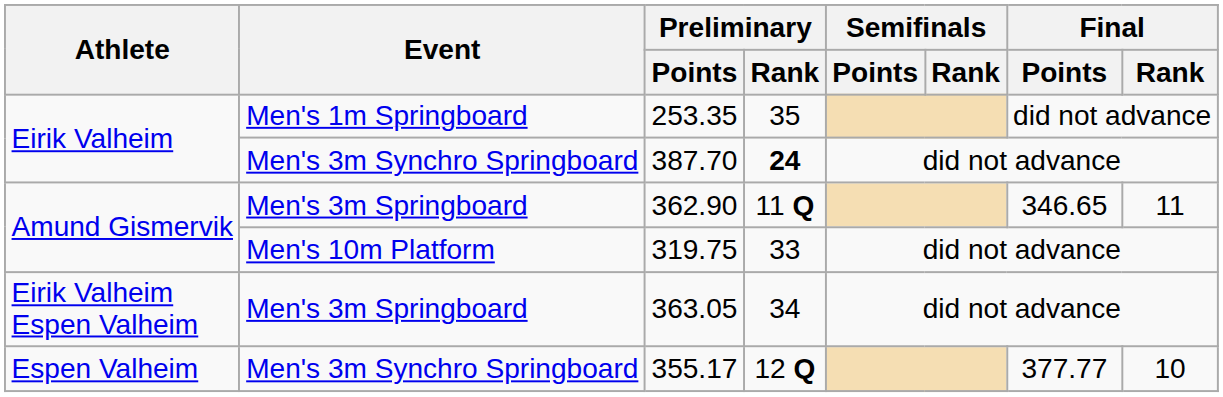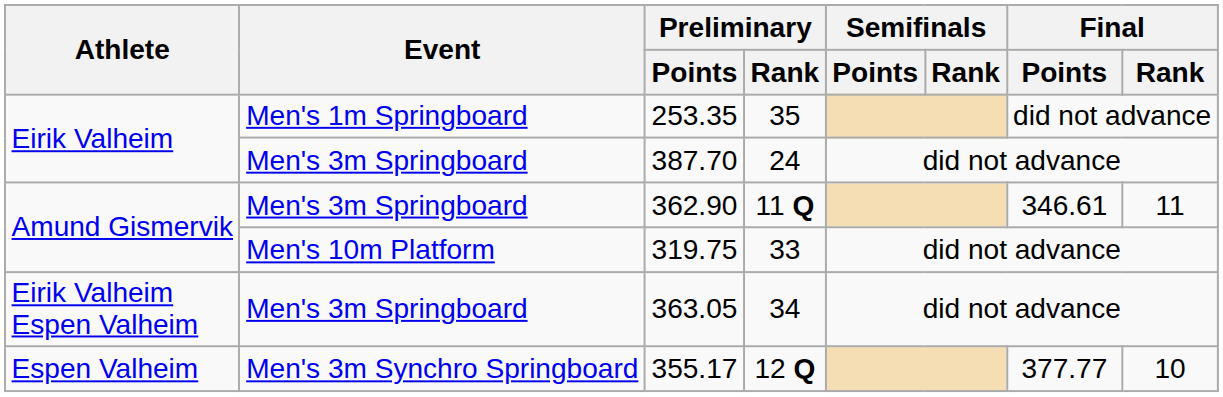(442, 161) Men's 3m Synchro Springboard -> (387, 161) Men's 3m Springboard
(785, 161) bold -> (785, 161) normal
(1064, 205) 346.65 -> (1064, 205) 346.61
